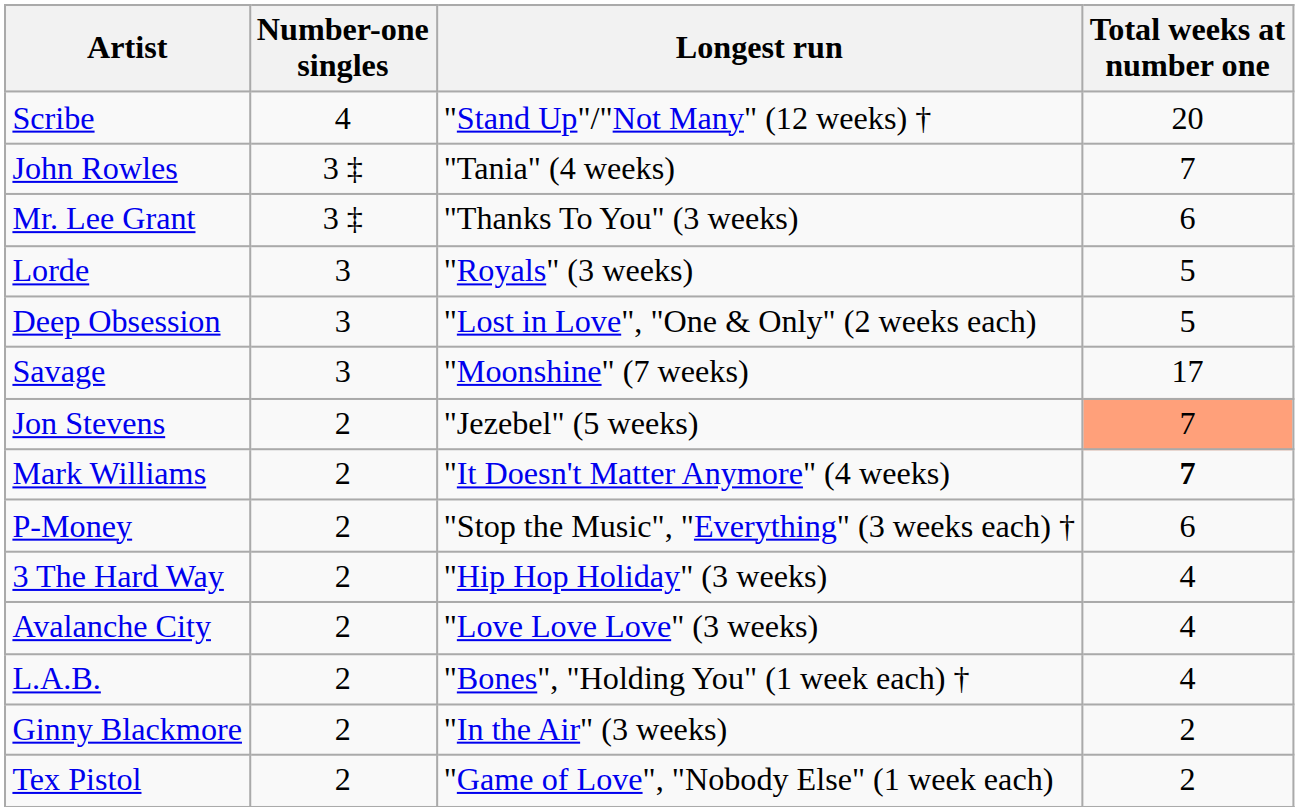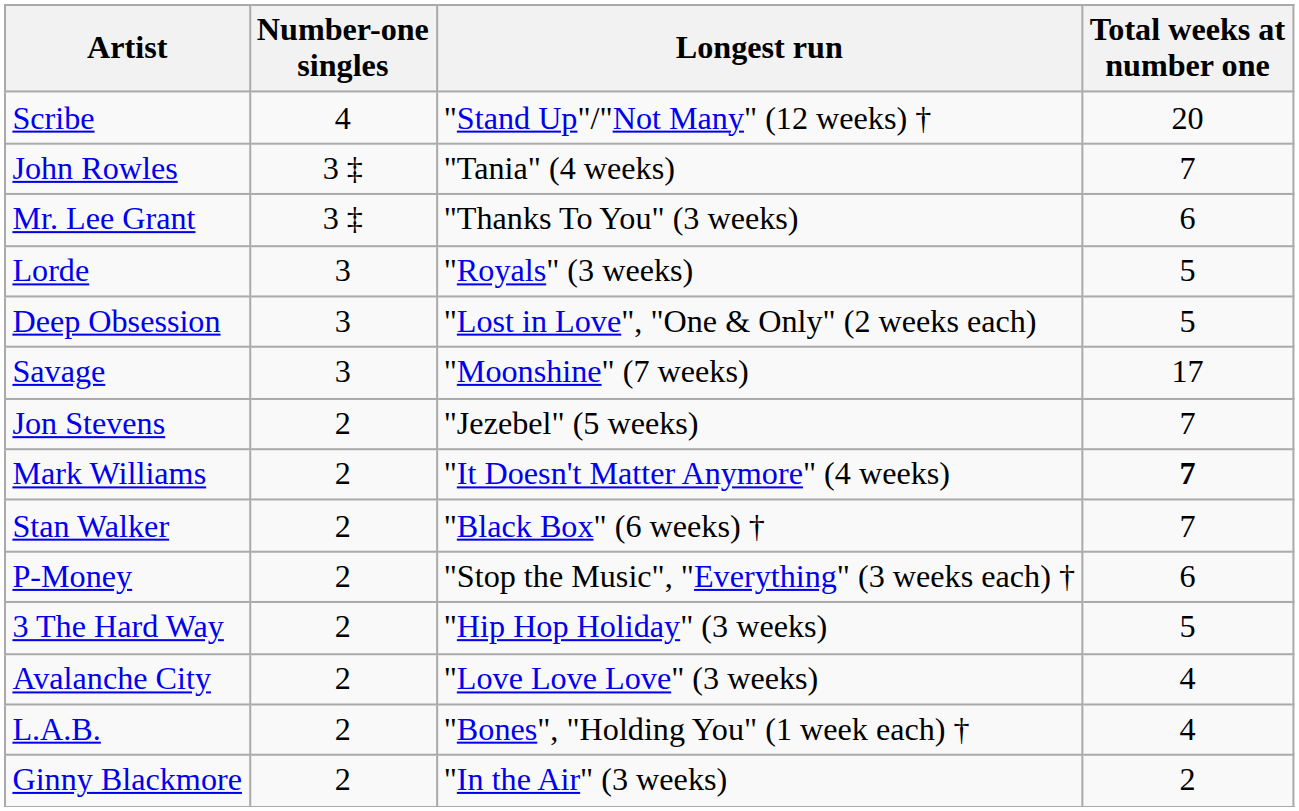(1187, 423) lightsalmon background -> (1187, 423) no background
+ row: (91, 525)
(1187, 576) 4 -> (1187, 627) 5
- row: (77, 780)
